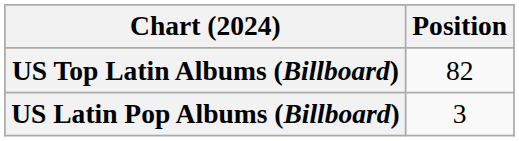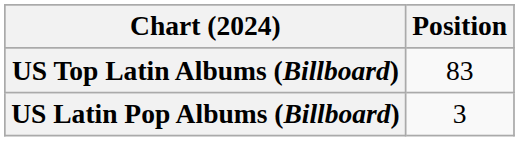(460, 69) 82 -> (460, 69) 83
